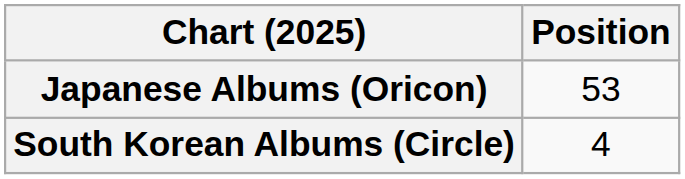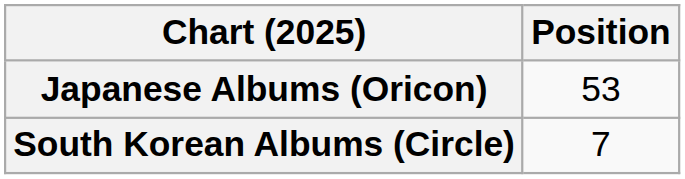(601, 144) 4 -> (601, 144) 7
